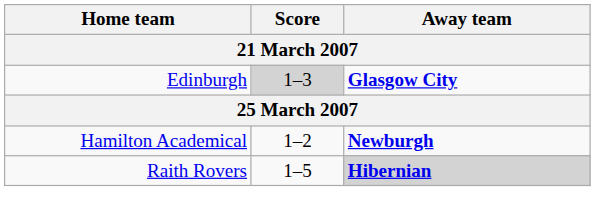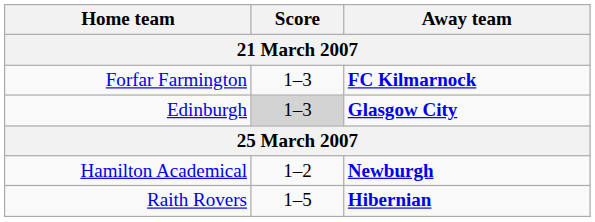+ row: (176, 79)
(390, 170) lightgrey background -> (390, 200) no background
